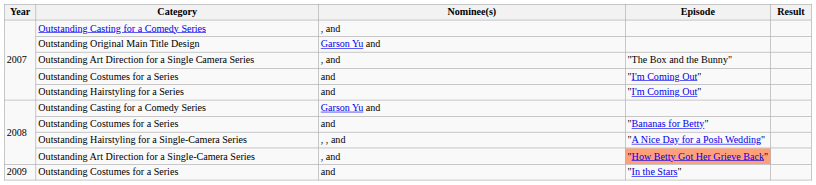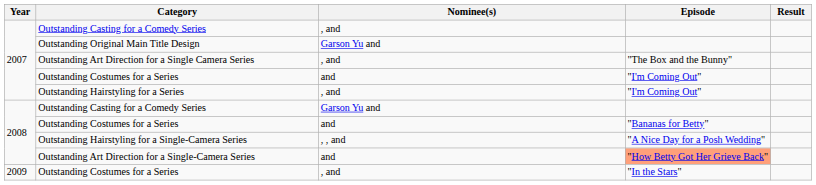(328, 92) and -> (331, 92) , and
(331, 156) , and -> (328, 156) and
(328, 172) and -> (331, 172) , and
